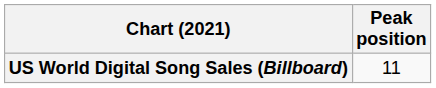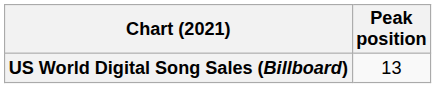(391, 67) 11 -> (391, 67) 13
